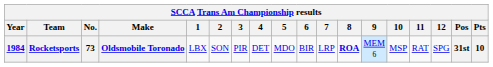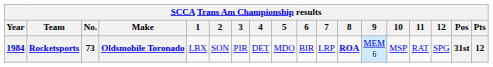(480, 49) 10 -> (480, 49) 12
